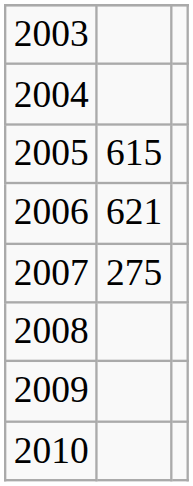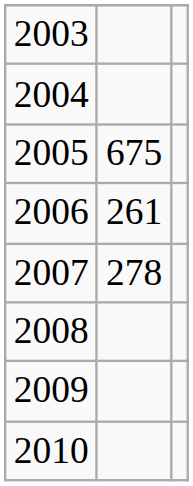(134, 152) 615 -> (134, 152) 675
(134, 212) 621 -> (134, 212) 261
(134, 271) 275 -> (134, 271) 278
